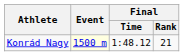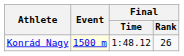(166, 42) 21 -> (166, 42) 26
